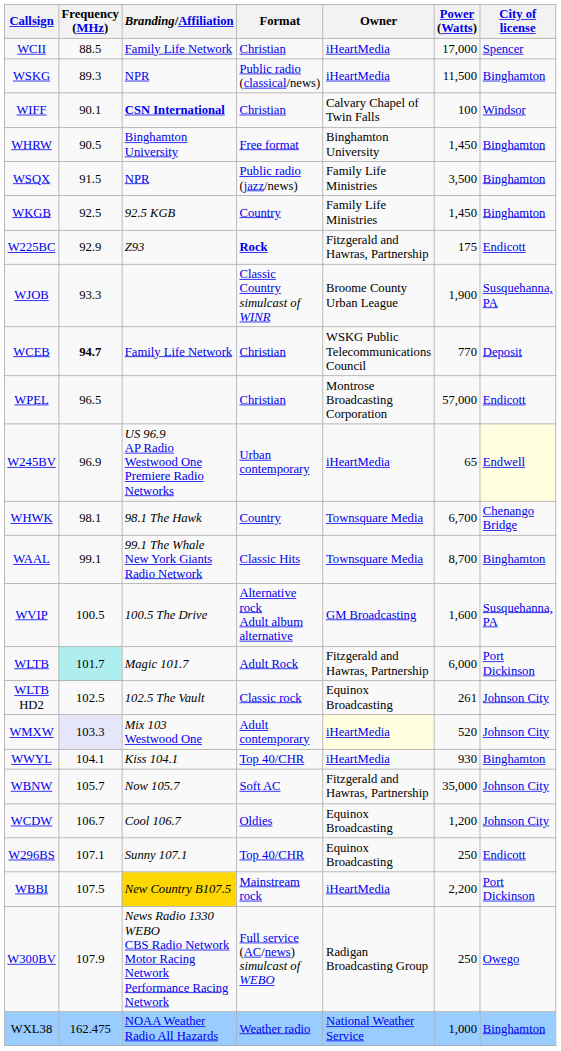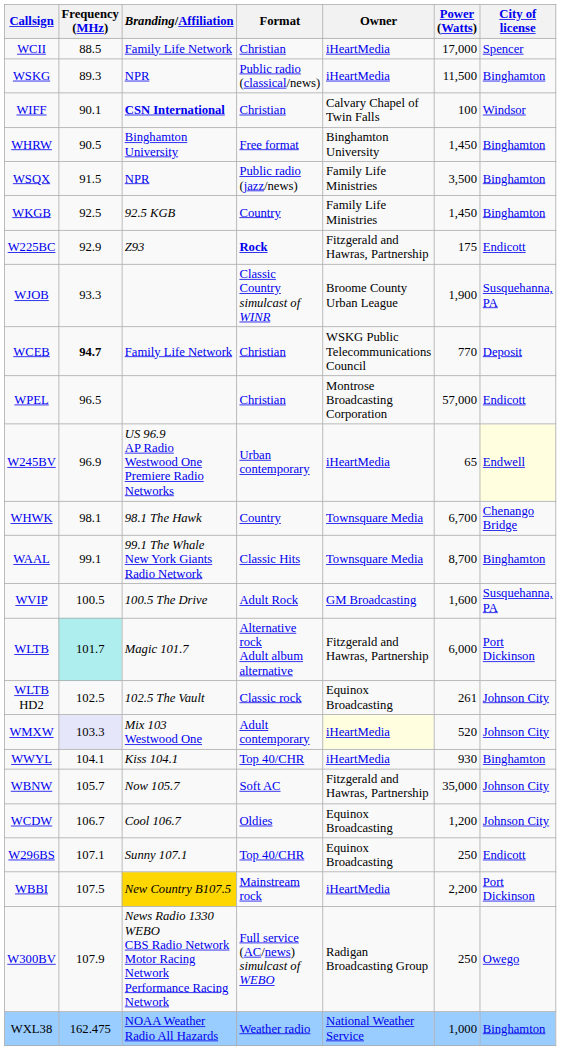(271, 615) Alternative rock Adult album alternative -> (269, 600) Adult Rock
(269, 663) Adult Rock -> (271, 649) Alternative rock Adult album alternative
